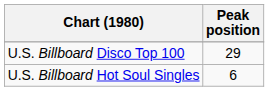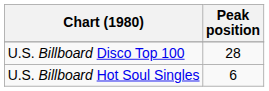(233, 53) 29 -> (233, 53) 28
